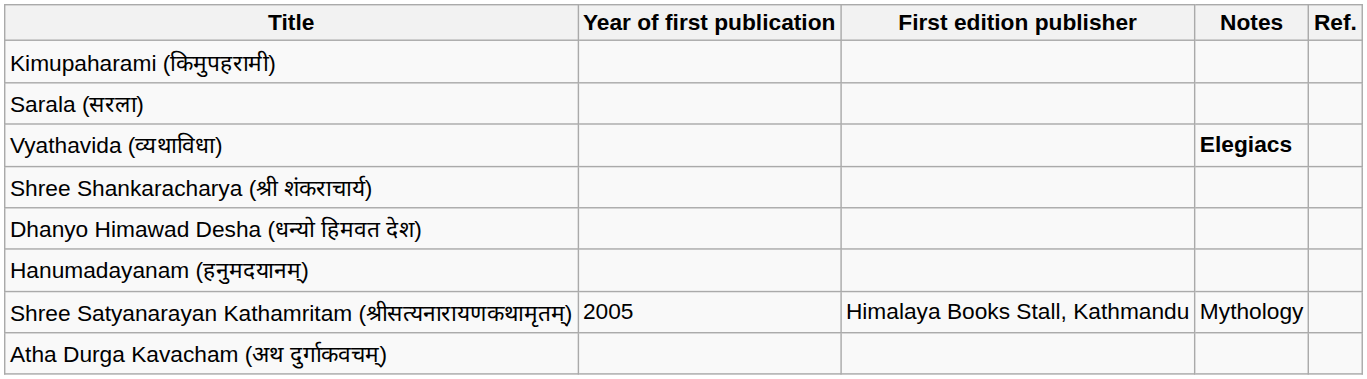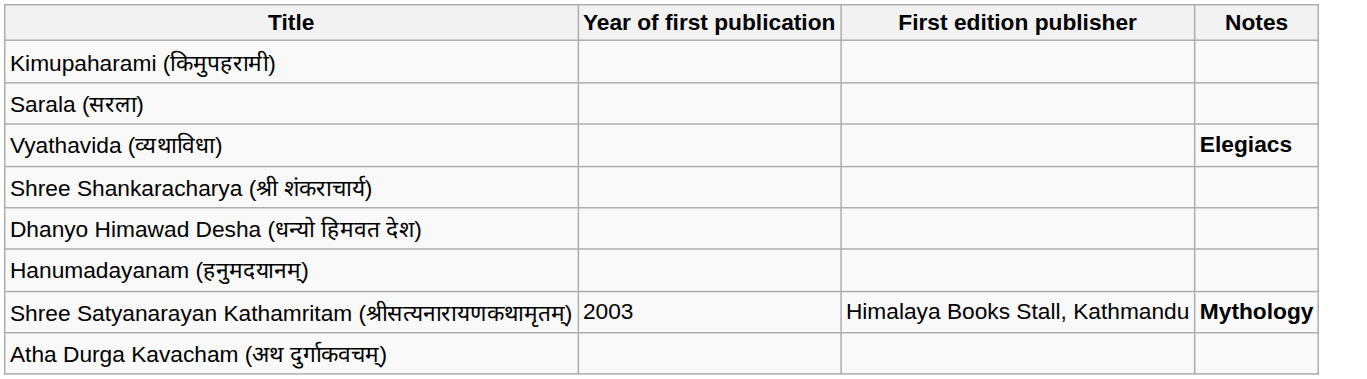- column: (1335, 22)
(608, 311) 2005 -> (608, 311) 2003
(1252, 311) normal -> (1257, 311) bold
